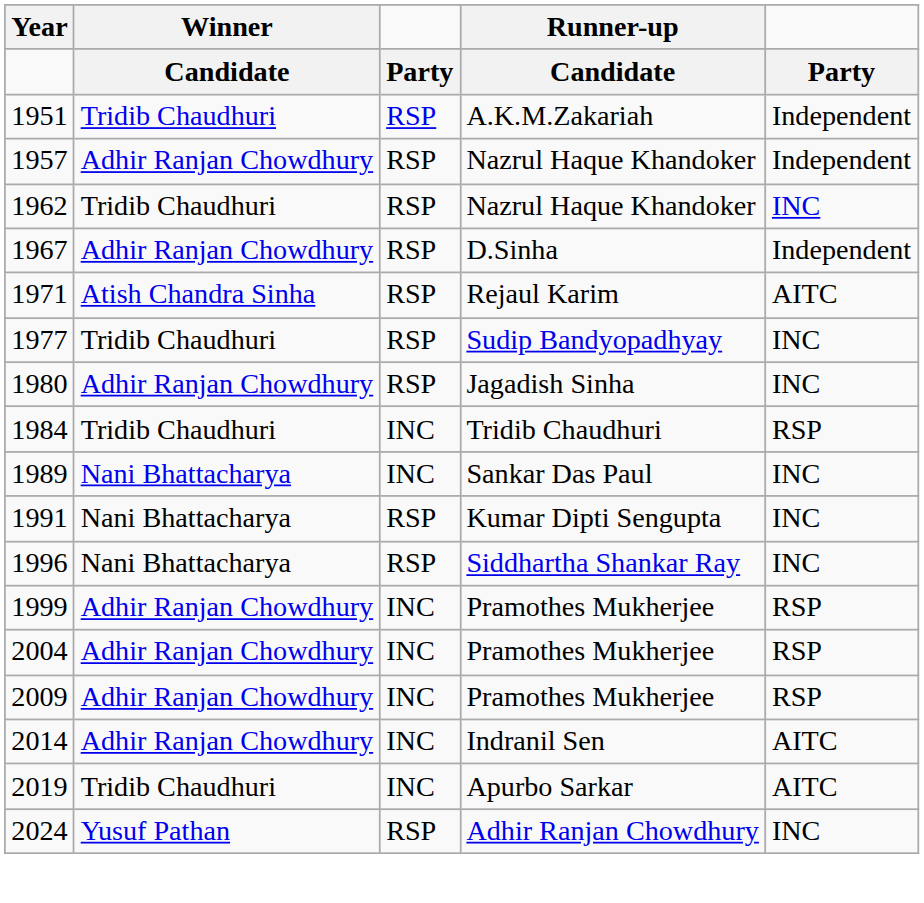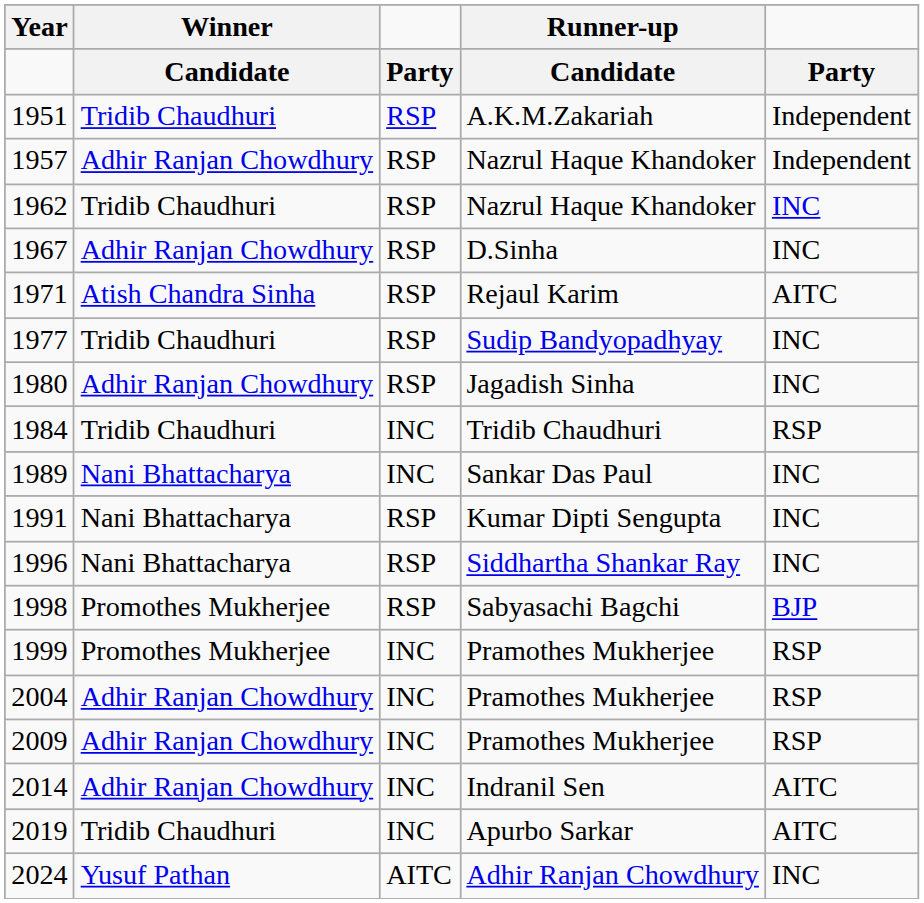(841, 250) Independent -> (796, 250) INC
+ row: (40, 607)
(227, 607) Adhir Ranjan Chowdhury -> (205, 652) Promothes Mukherjee
(411, 830) RSP -> (419, 875) AITC
